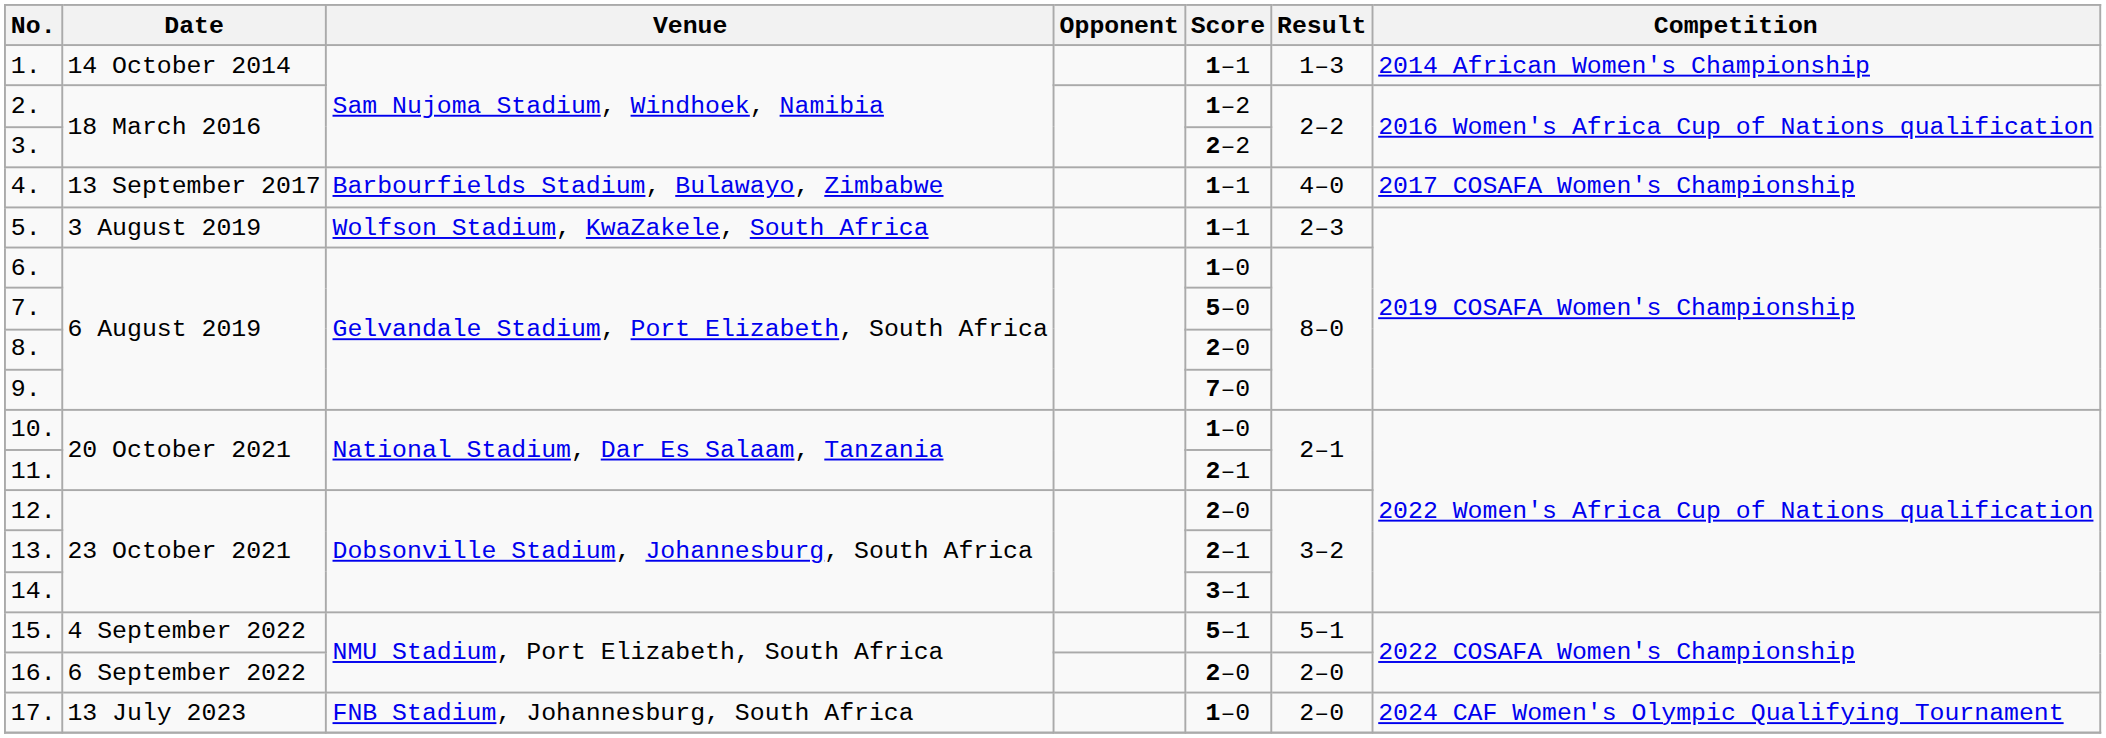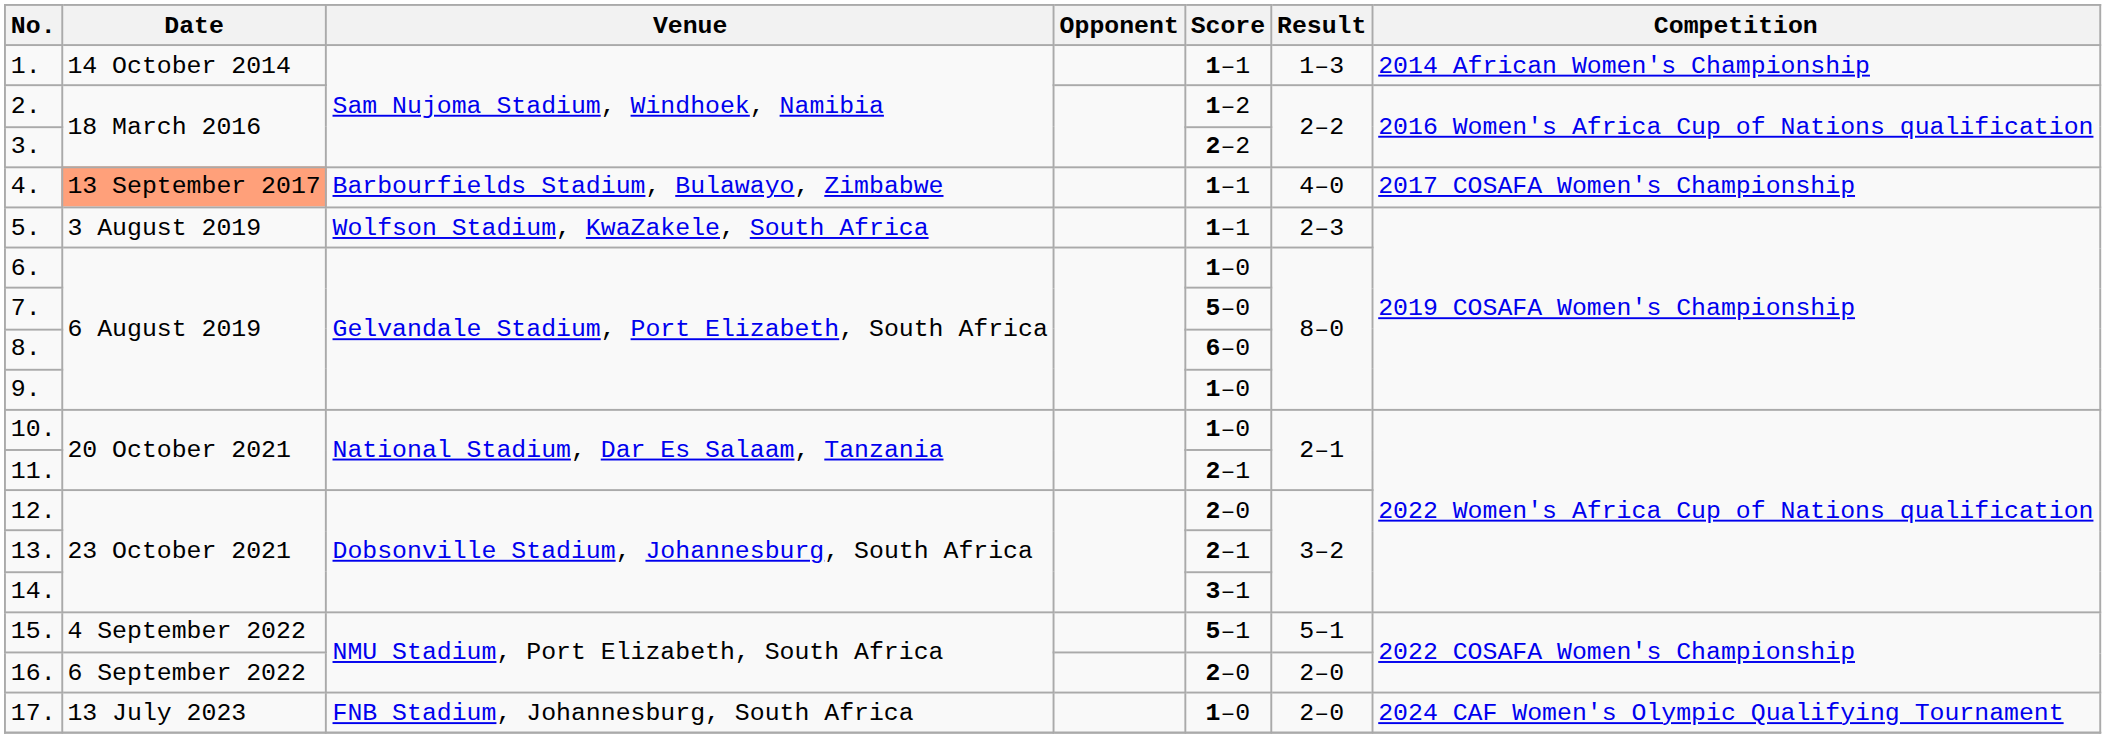(194, 187) no background -> (194, 187) lightsalmon background
(1228, 349) 2–0 -> (1228, 349) 6–0
(1228, 389) 7–0 -> (1228, 389) 1–0
